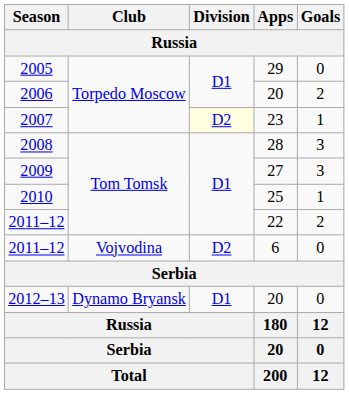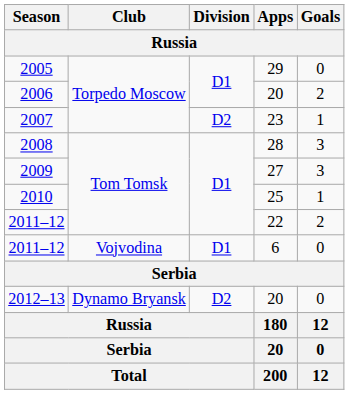(222, 119) lightyellow background -> (222, 119) no background
(222, 247) D2 -> (222, 247) D1
(222, 299) D1 -> (222, 299) D2
